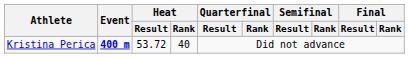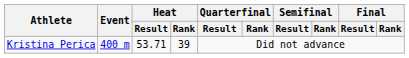(115, 44) bold -> (115, 44) normal
(151, 44) 53.72 -> (151, 44) 53.71
(184, 44) 40 -> (184, 44) 39
